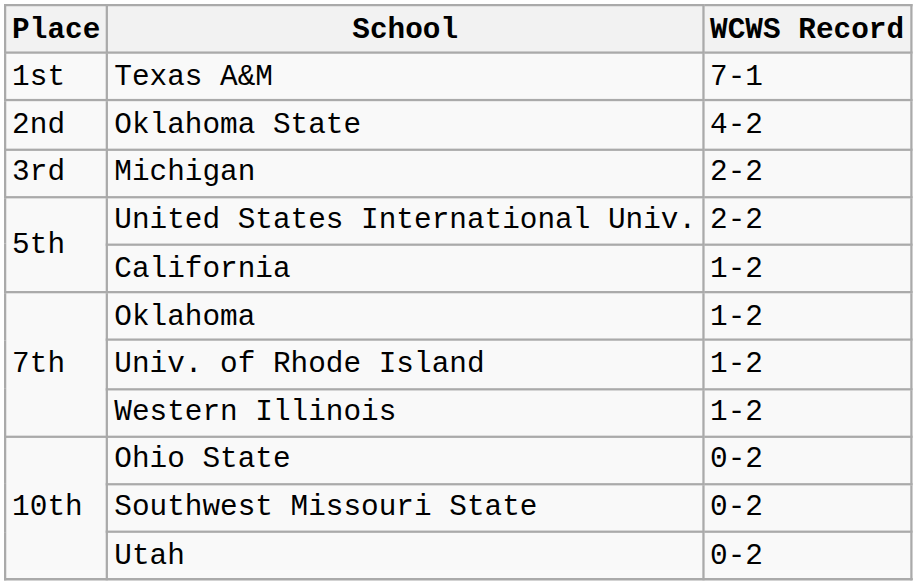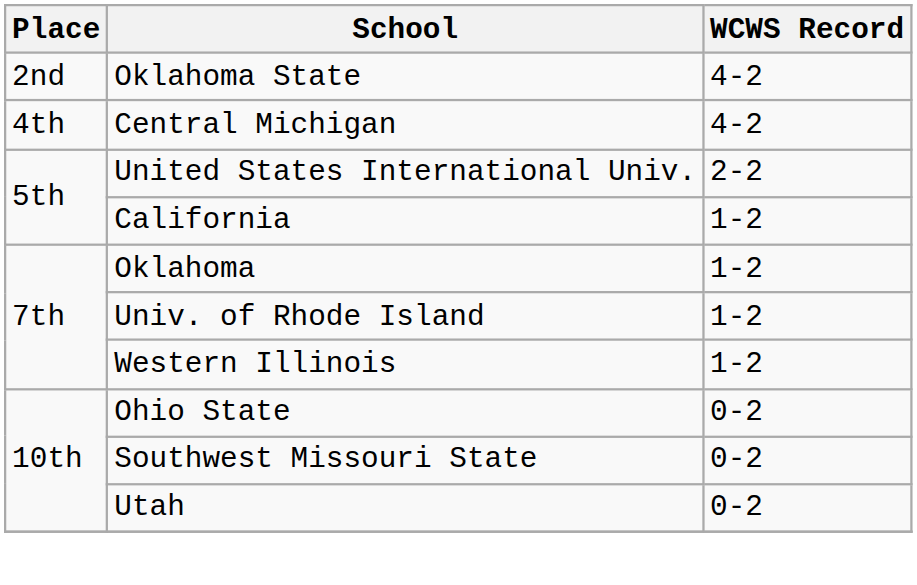- row: (194, 77)
- row: (185, 173)
+ row: (255, 125)
